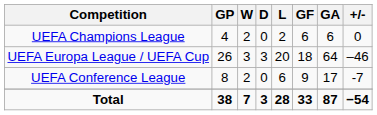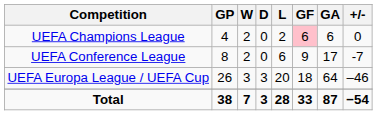(305, 36) no background -> (305, 36) pink background
rows swapped: (108, 57) <-> (108, 78)
